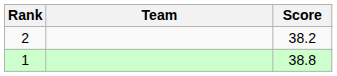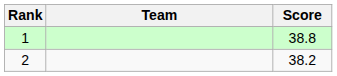rows swapped: (25, 60) <-> (25, 37)
